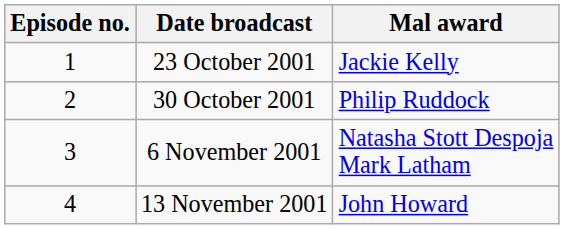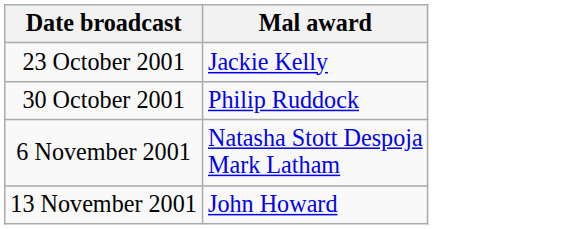- column: (70, 23)
